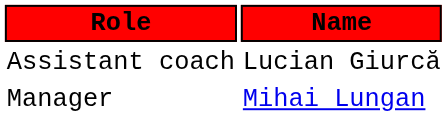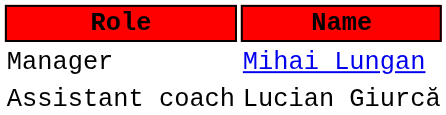rows swapped: (60, 99) <-> (121, 62)
